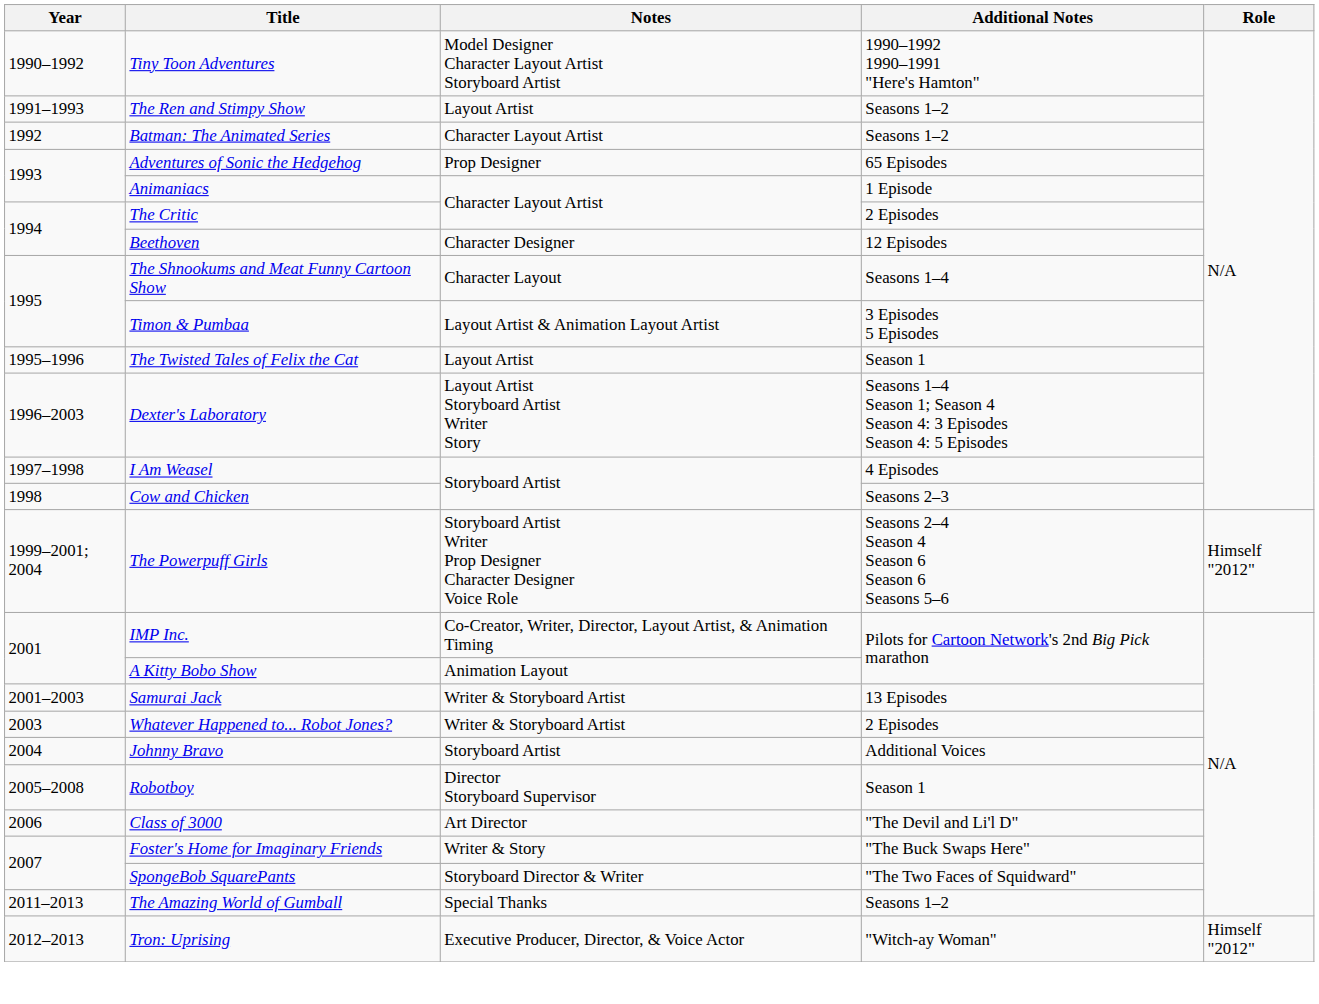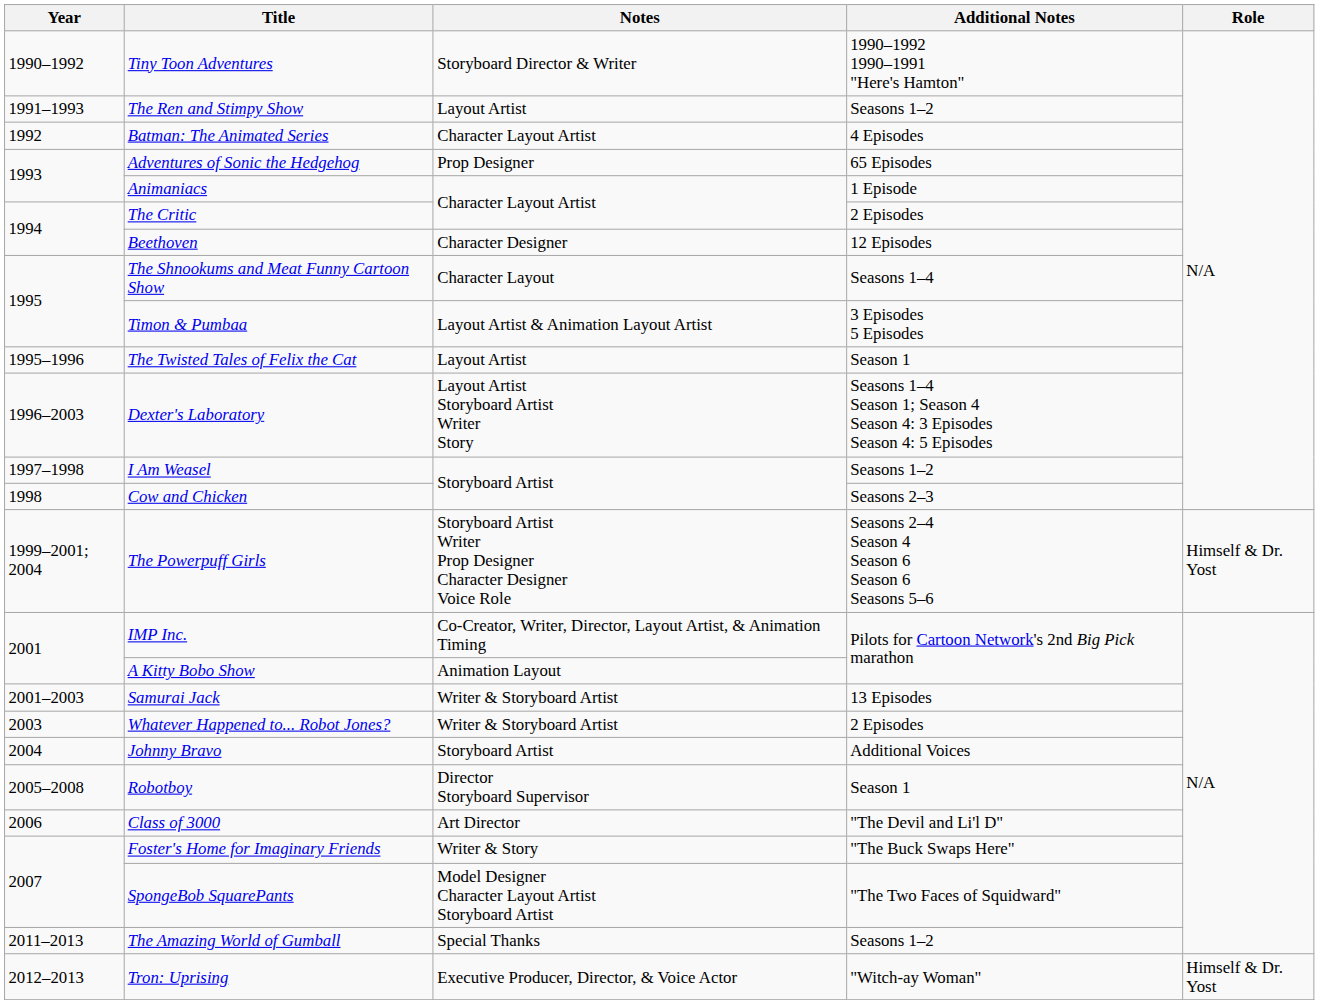(524, 63) Model Designer Character Layout Artist Storyboard Artist -> (537, 63) Storyboard Director & Writer
(907, 135) Seasons 1–2 -> (887, 135) 4 Episodes
(902, 469) 4 Episodes -> (892, 469) Seasons 1–2
(1235, 560) Himself "2012" -> (1235, 560) Himself & Dr. Yost
(544, 876) Storyboard Director & Writer -> (517, 895) Model Designer Character Layout Artist Storyboard Artist
(1235, 939) Himself "2012" -> (1235, 976) Himself & Dr. Yost
